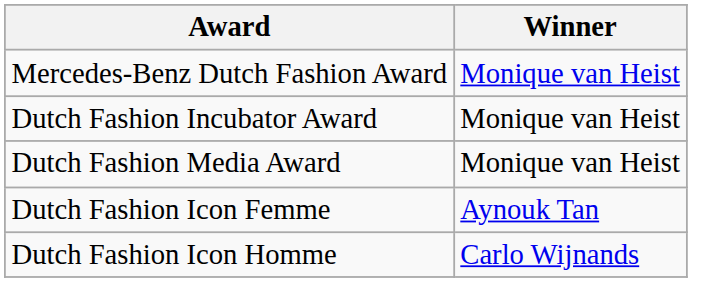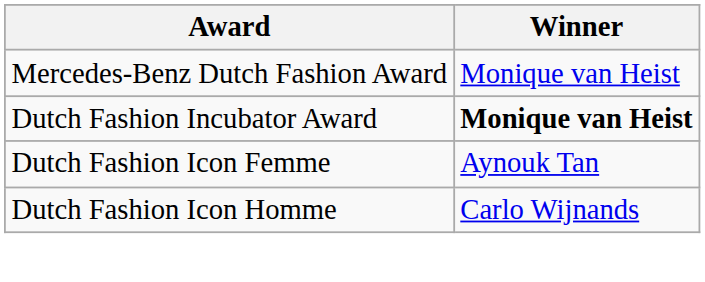(570, 118) normal -> (576, 118) bold
- row: (176, 163)
